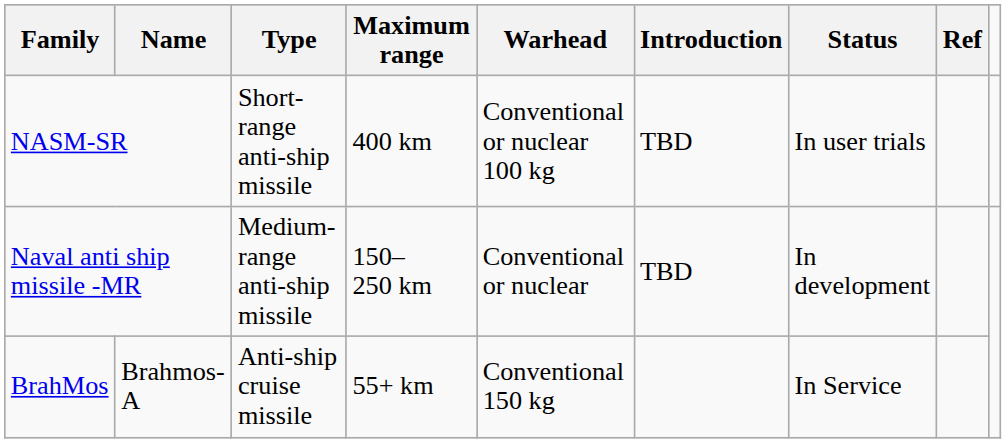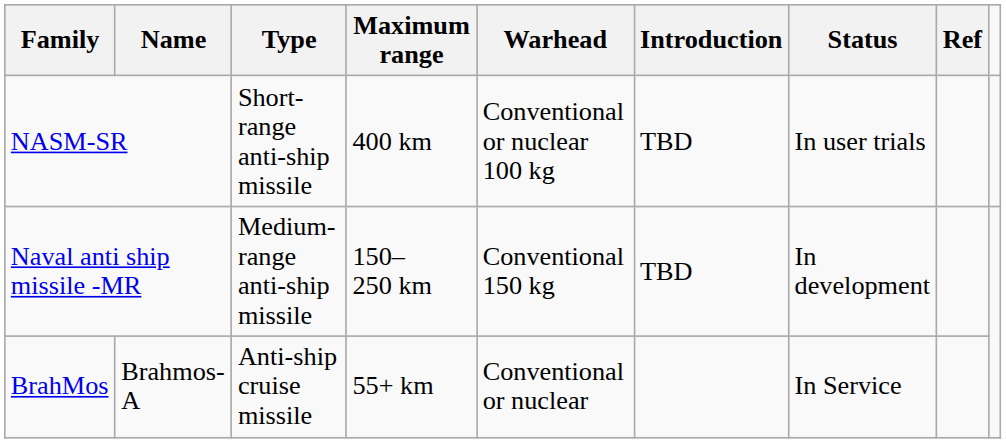(553, 270) Conventional or nuclear -> (553, 270) Conventional 150 kg
(553, 386) Conventional 150 kg -> (553, 386) Conventional or nuclear
